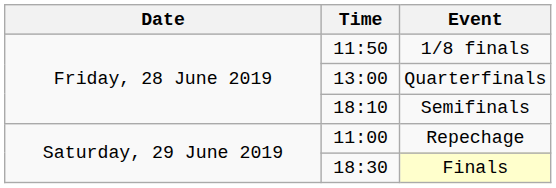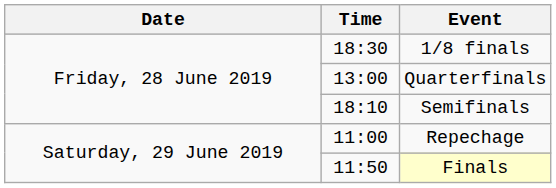(361, 49) 11:50 -> (361, 49) 18:30
(361, 168) 18:30 -> (361, 168) 11:50
